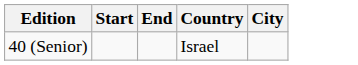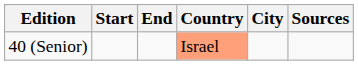+ column: (320, 18)
(200, 45) no background -> (200, 45) lightsalmon background
